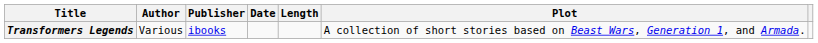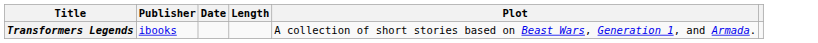- column: (161, 13)
